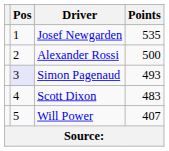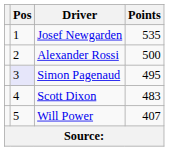(152, 75) 493 -> (152, 75) 495
